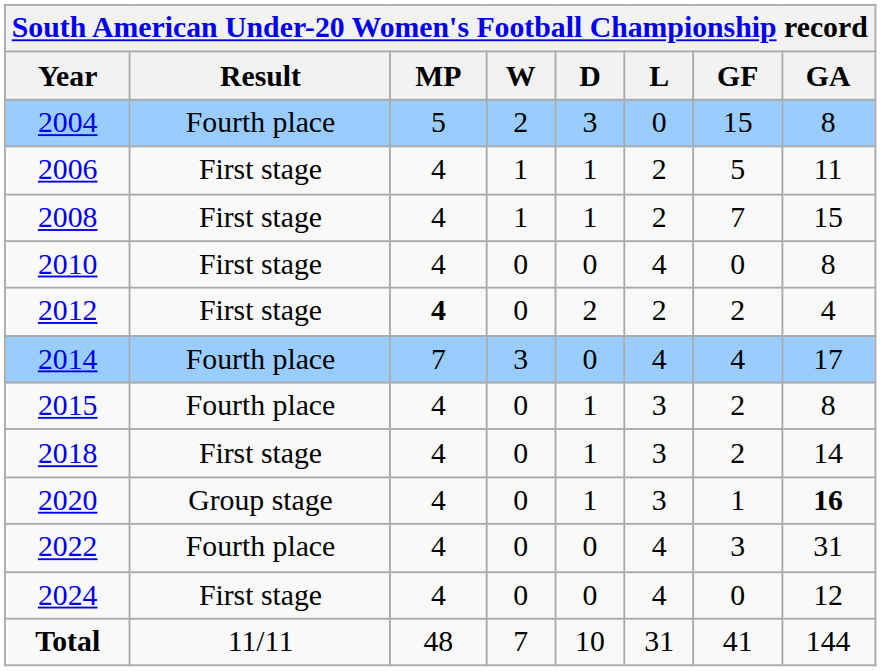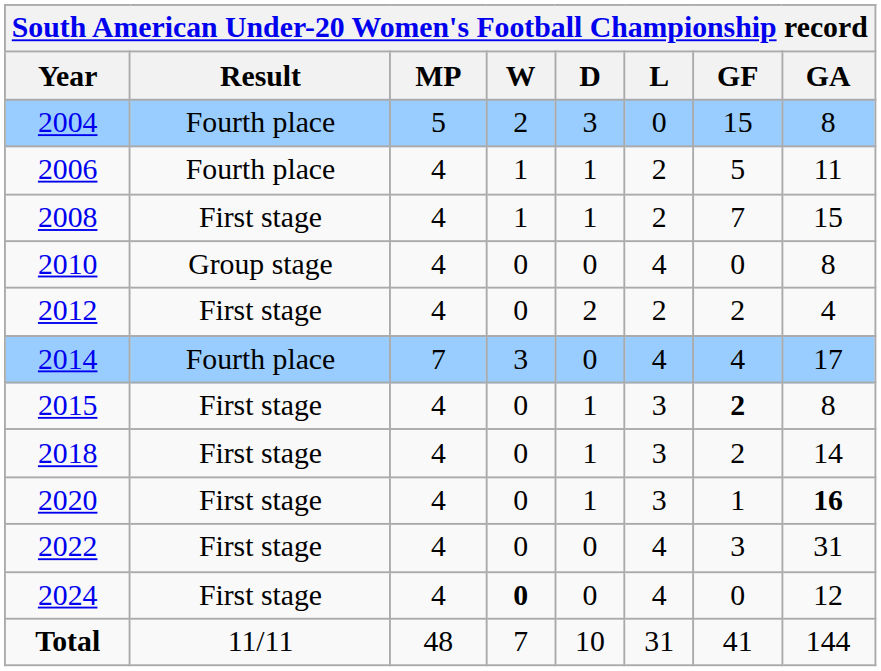(260, 169) First stage -> (260, 169) Fourth place
(260, 264) First stage -> (260, 264) Group stage
(438, 311) bold -> (438, 311) normal
(260, 405) Fourth place -> (260, 405) First stage
(738, 405) normal -> (738, 405) bold
(260, 500) Group stage -> (260, 500) First stage
(260, 547) Fourth place -> (260, 547) First stage
(521, 594) normal -> (521, 594) bold
